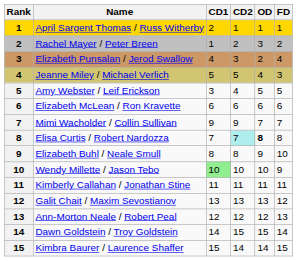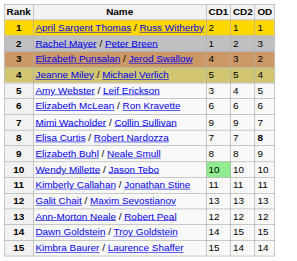- column: (283, 12)
(236, 138) paleturquoise background -> (236, 138) no background
